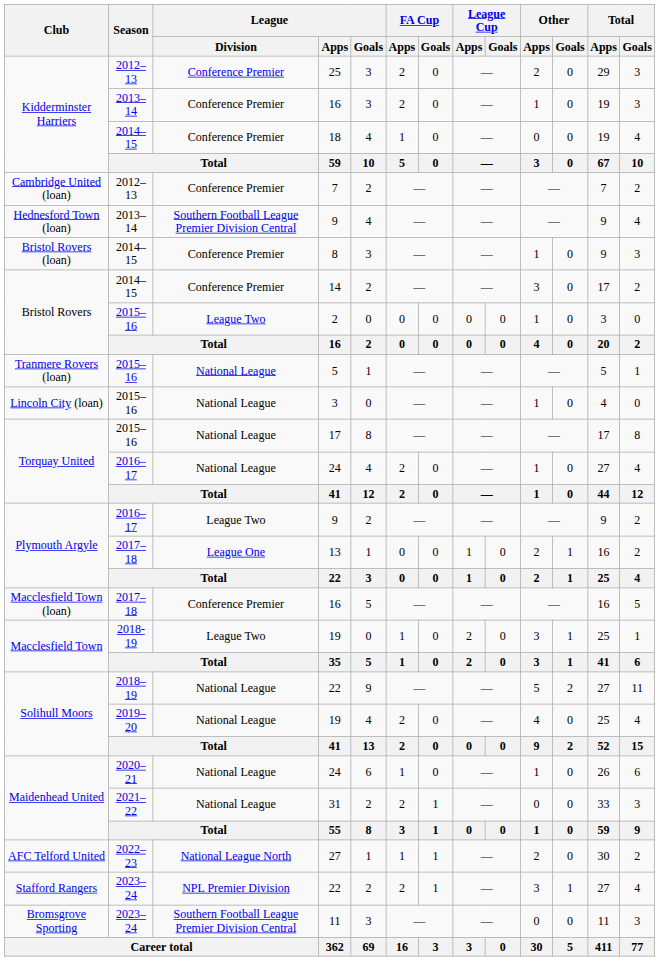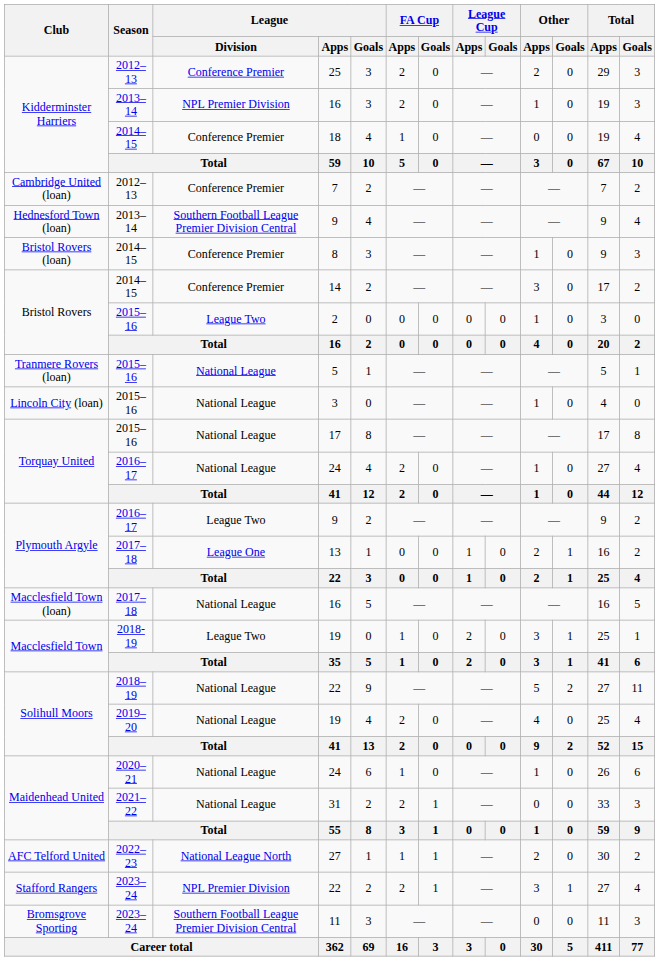(236, 104) Conference Premier -> (236, 104) NPL Premier Division
(236, 603) Conference Premier -> (236, 603) National League
